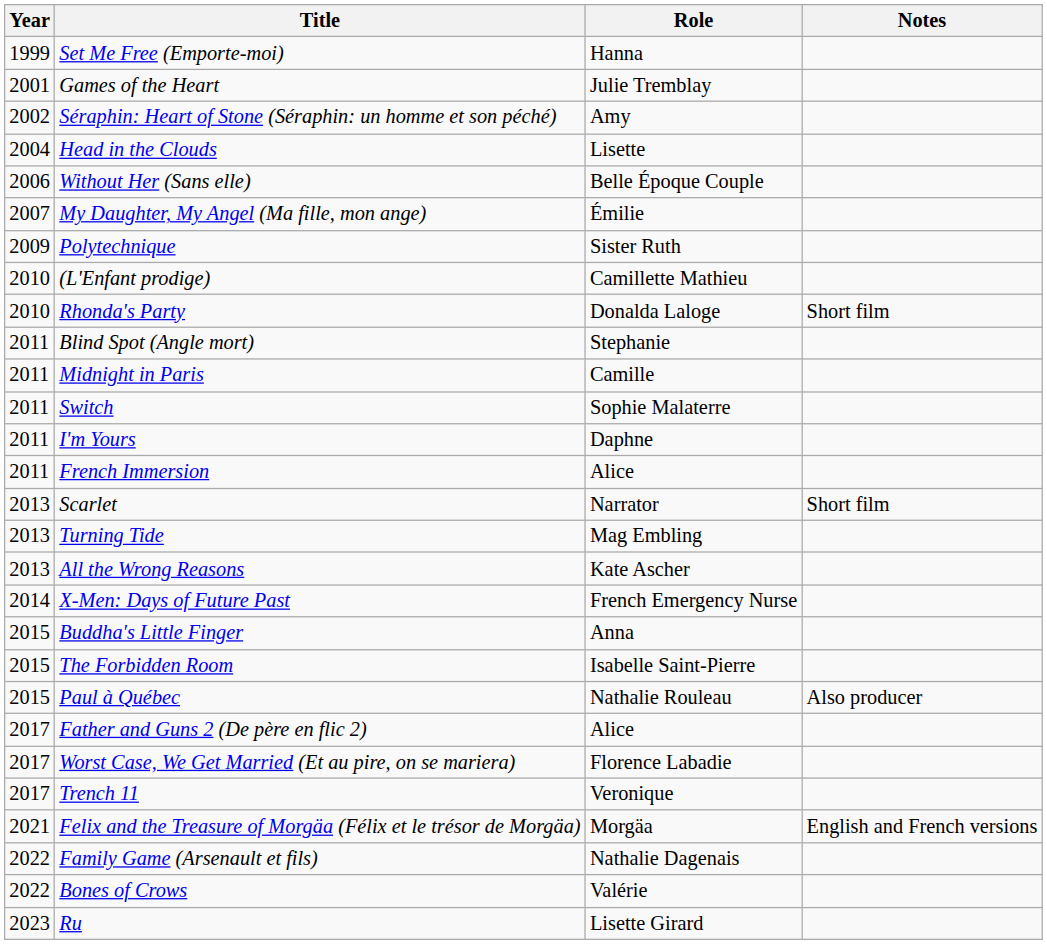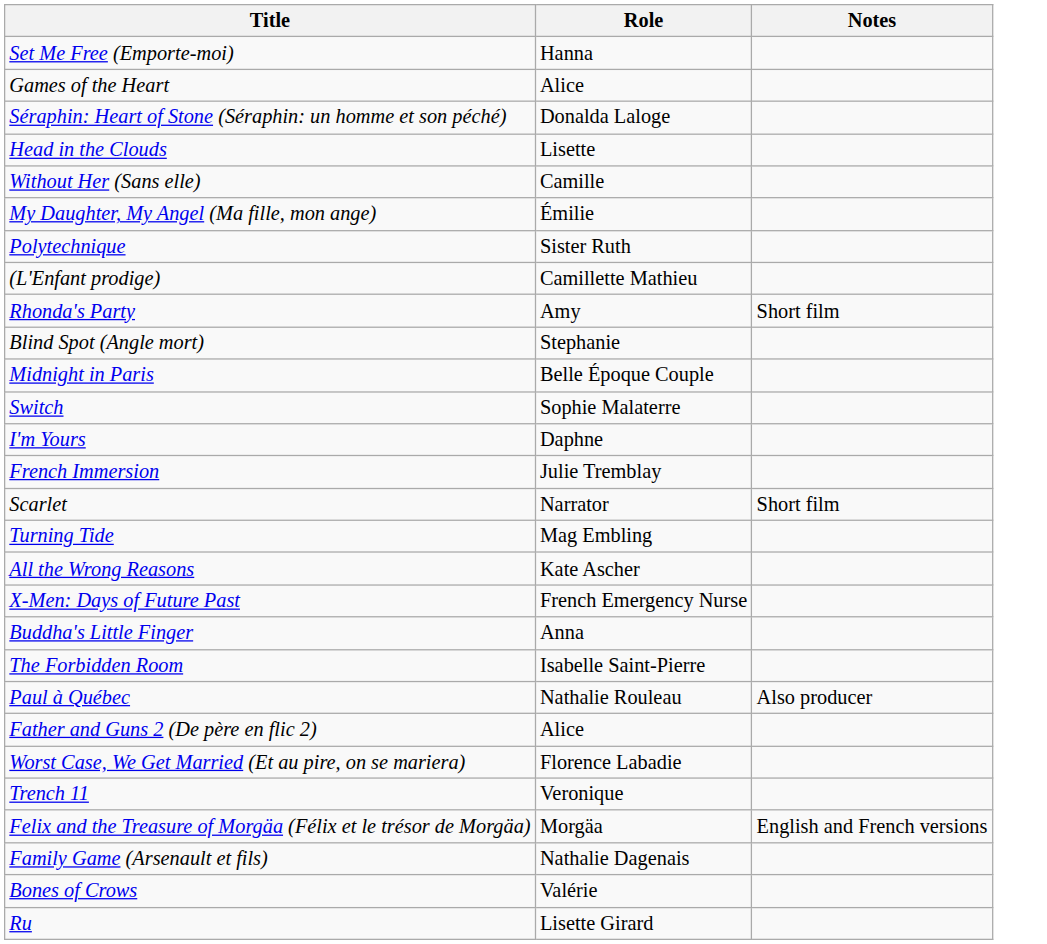- column: (30, 20)
(651, 85) Julie Tremblay -> (562, 85) Alice
(610, 117) Amy -> (605, 117) Donalda Laloge
(677, 181) Belle Époque Couple -> (572, 181) Camille
(655, 310) Donalda Laloge -> (560, 310) Amy
(622, 375) Camille -> (627, 375) Belle Époque Couple
(612, 471) Alice -> (601, 471) Julie Tremblay
